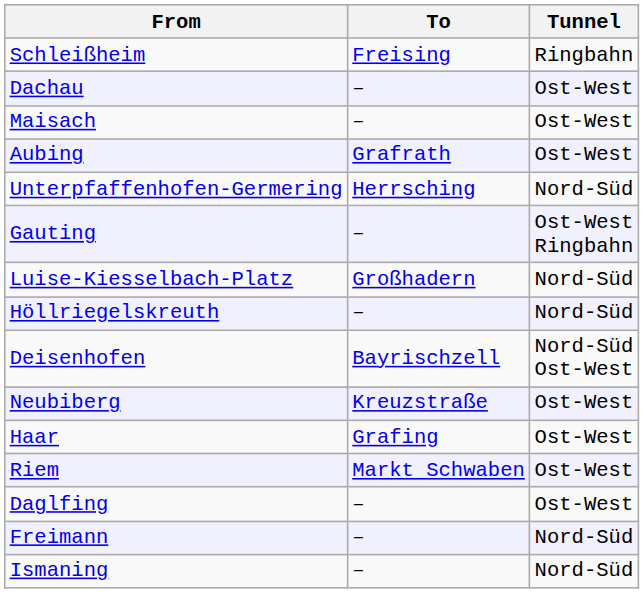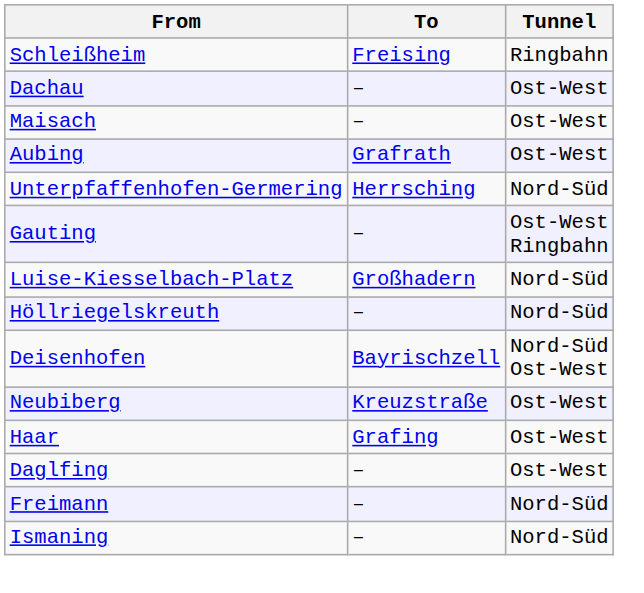- row: (34, 471)
